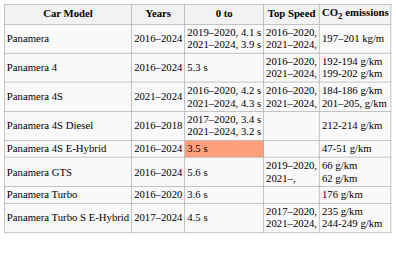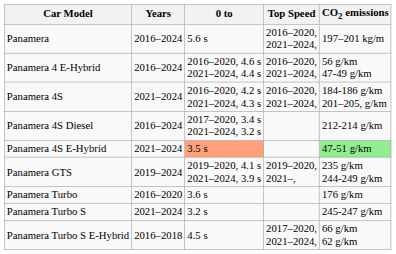(224, 38) 2019–2020, 4.1 s 2021–2024, 3.9 s -> (197, 38) 5.6 s
- row: (32, 67)
+ row: (54, 67)
(158, 126) 2016–2018 -> (158, 126) 2016–2024
(158, 149) 2016–2024 -> (158, 149) 2021–2024
(347, 149) no background -> (347, 149) lightgreen background
(158, 172) 2016–2024 -> (158, 172) 2019–2024
(197, 172) 5.6 s -> (224, 172) 2019–2020, 4.1 s 2021–2024, 3.9 s
(340, 172) 66 g/km 62 g/km -> (352, 172) 235 g/km 244-249 g/km
+ row: (46, 212)
(158, 218) 2017–2024 -> (158, 235) 2016–2018
(352, 218) 235 g/km 244-249 g/km -> (340, 235) 66 g/km 62 g/km
